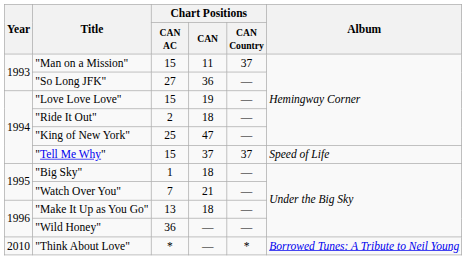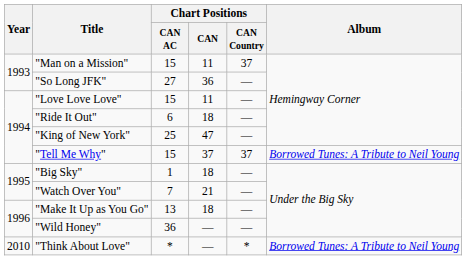(208, 99) 19 -> (208, 99) 11
(170, 117) 2 -> (170, 117) 6
(299, 154) Speed of Life -> (364, 154) Borrowed Tunes: A Tribute to Neil Young
